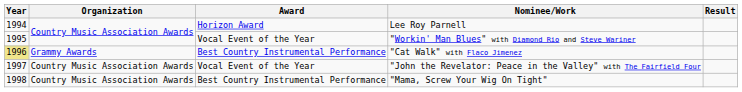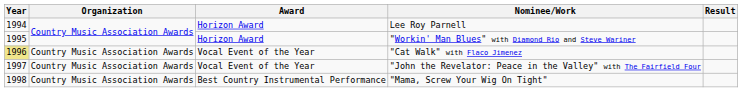(256, 39) Vocal Event of the Year -> (231, 39) Horizon Award
(64, 53) Grammy Awards -> (112, 53) Country Music Association Awards
(292, 53) Best Country Instrumental Performance -> (256, 53) Vocal Event of the Year
